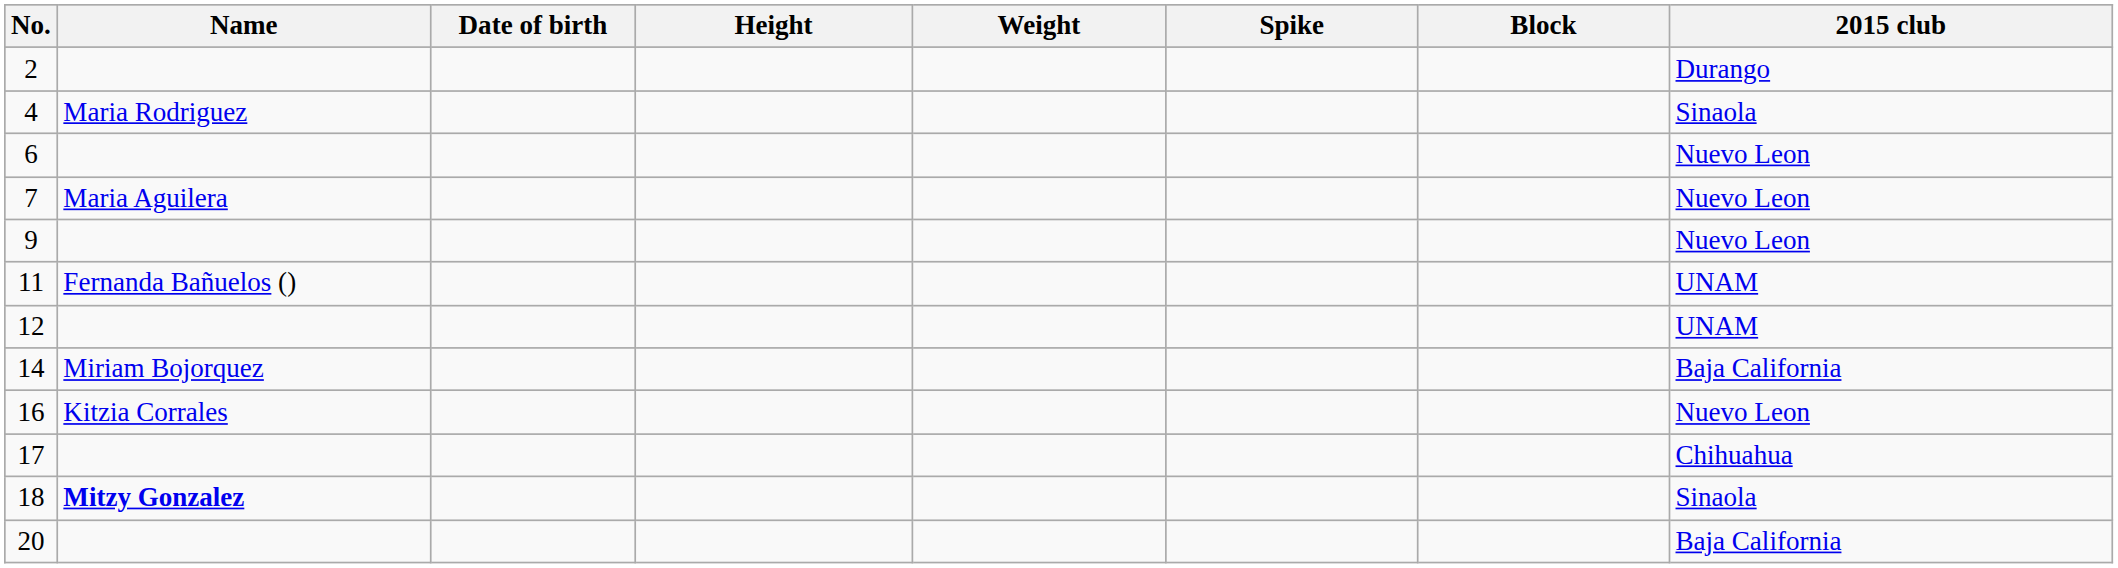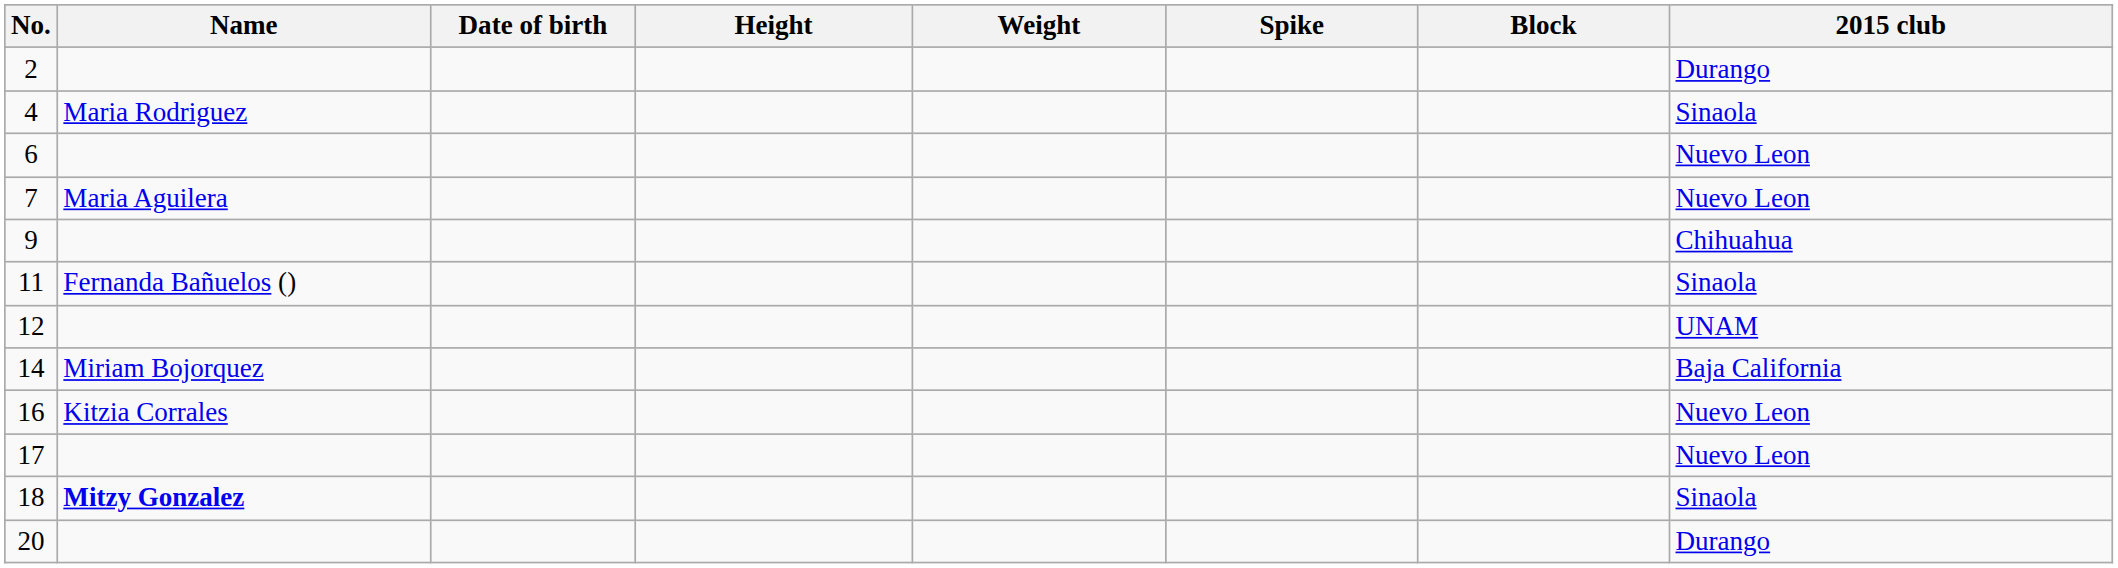(1743, 240) Nuevo Leon -> (1734, 240) Chihuahua
(1717, 283) UNAM -> (1716, 283) Sinaola
(1734, 454) Chihuahua -> (1743, 454) Nuevo Leon
(1758, 540) Baja California -> (1723, 540) Durango
